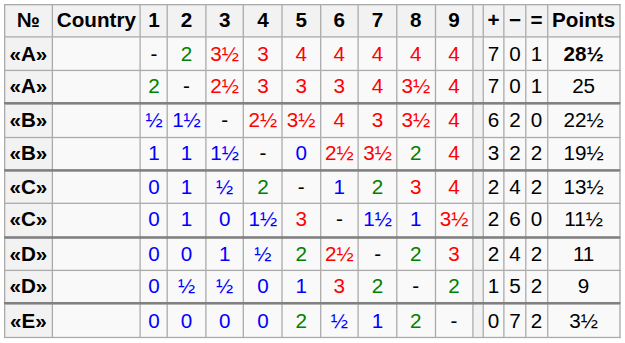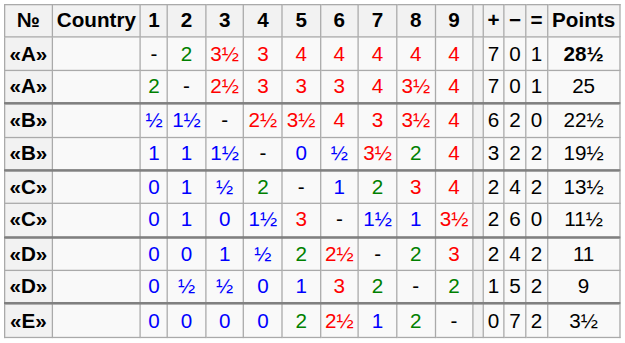(339, 153) 2½ -> (339, 153) ½
(339, 320) ½ -> (339, 320) 2½
